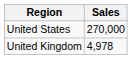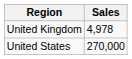rows swapped: (44, 46) <-> (38, 29)
